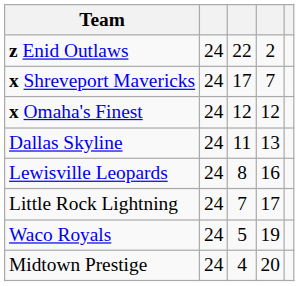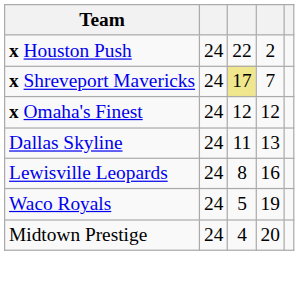- row: (69, 50)
+ row: (70, 50)
(242, 81) no background -> (242, 81) khaki background
- row: (93, 204)
